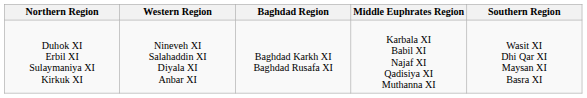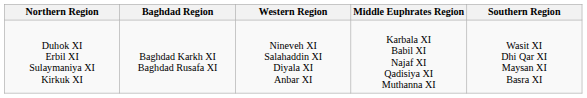columns swapped: (178, 12) <-> (293, 12)
